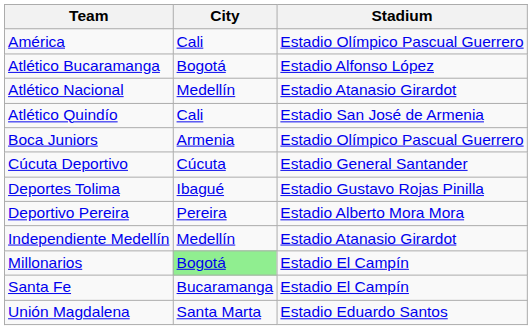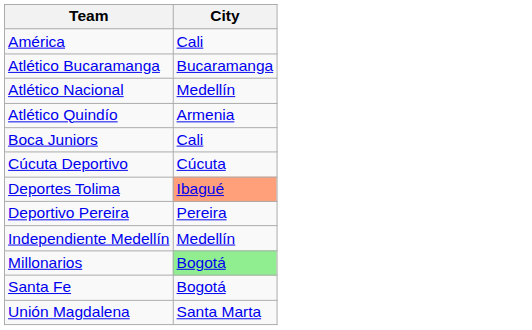- column: (402, 16)
(201, 66) Bogotá -> (225, 66) Bucaramanga
(190, 115) Cali -> (205, 115) Armenia
(205, 139) Armenia -> (190, 139) Cali
(200, 189) no background -> (200, 189) lightsalmon background
(225, 287) Bucaramanga -> (201, 287) Bogotá
